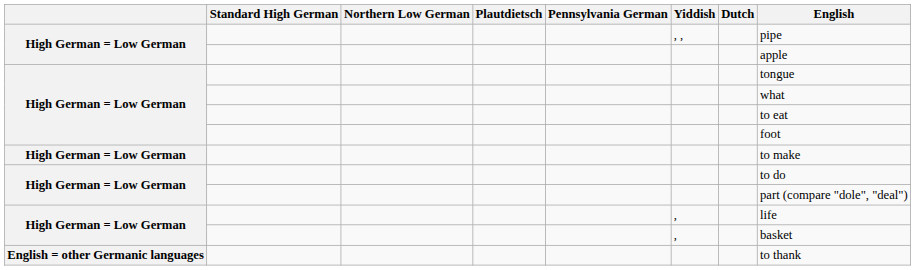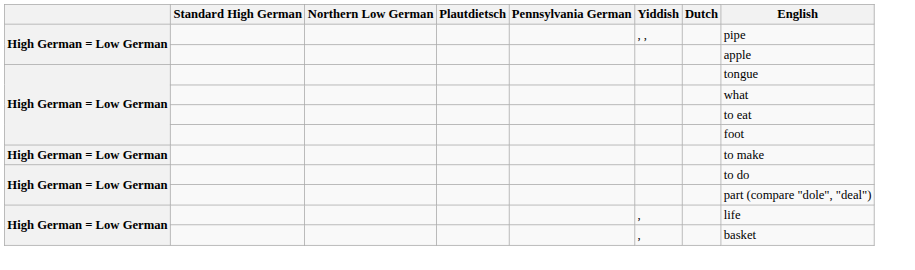- row: (106, 255)
